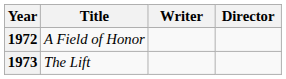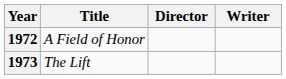columns swapped: (248, 16) <-> (181, 16)
